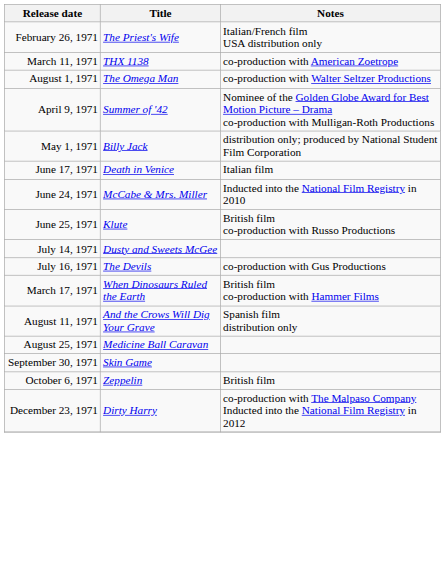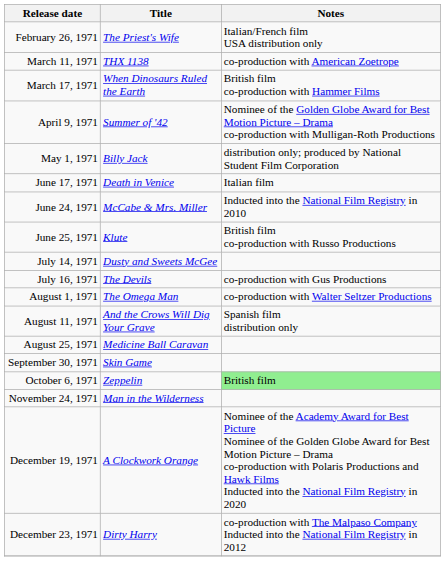rows swapped: (62, 290) <-> (64, 79)
(249, 380) no background -> (250, 380) lightgreen background
+ row: (53, 398)
+ row: (54, 460)
